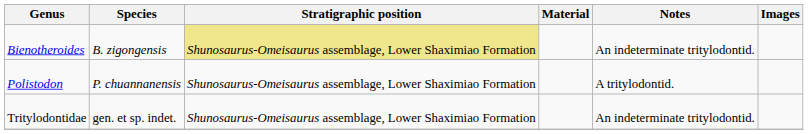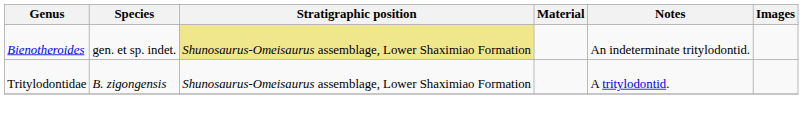(129, 49) B. zigongensis -> (134, 49) gen. et sp. indet.
- row: (35, 84)
(134, 118) gen. et sp. indet. -> (129, 84) B. zigongensis
(675, 118) An indeterminate tritylodontid. -> (630, 84) A tritylodontid.
